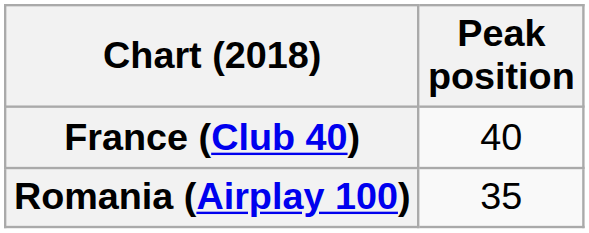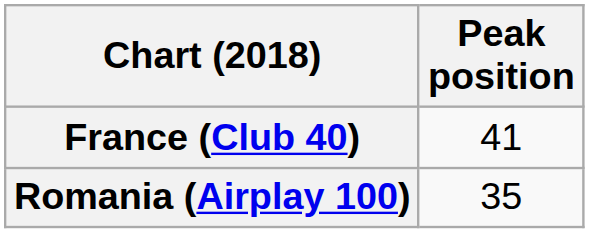(501, 136) 40 -> (501, 136) 41
